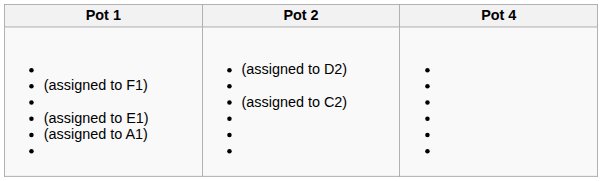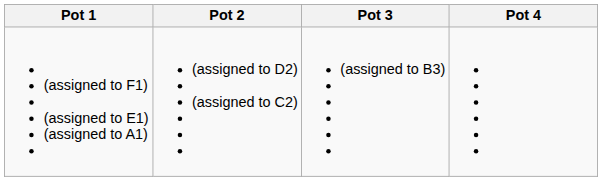+ column: (375, 15)
